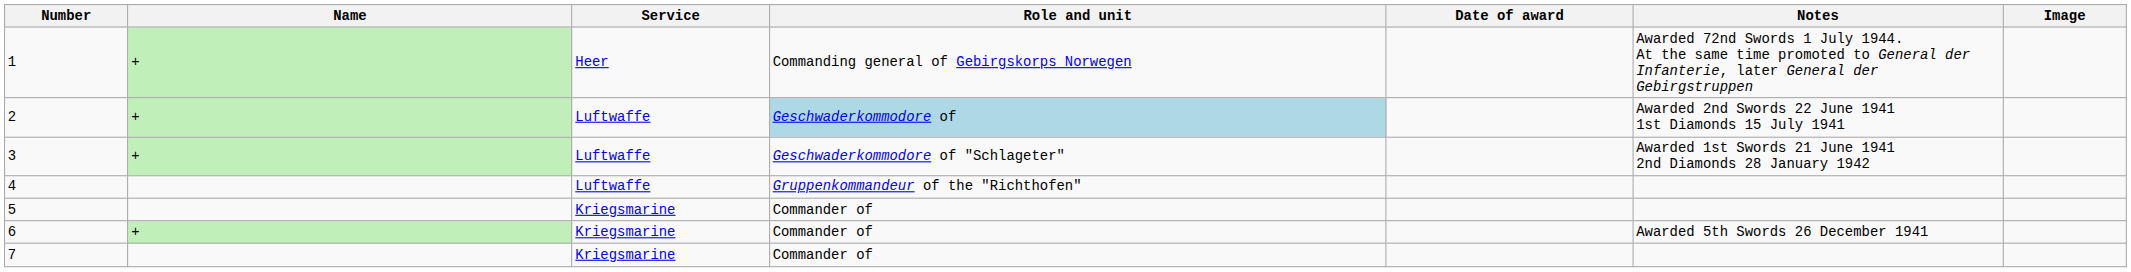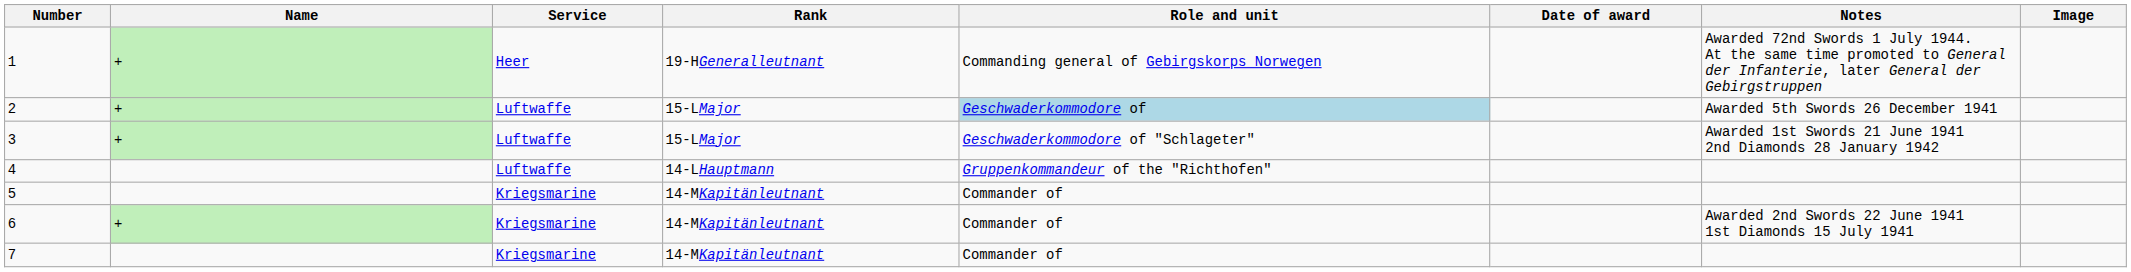+ column: (811, 16)
(1766, 117) Awarded 2nd Swords 22 June 1941 1st Diamonds 15 July 1941 -> (1851, 109) Awarded 5th Swords 26 December 1941
(1782, 232) Awarded 5th Swords 26 December 1941 -> (1835, 224) Awarded 2nd Swords 22 June 1941 1st Diamonds 15 July 1941
